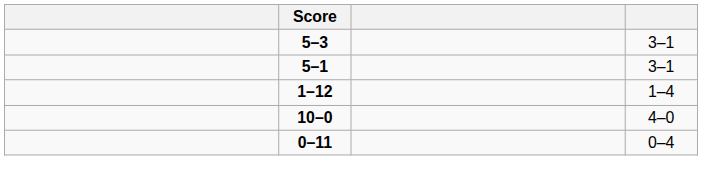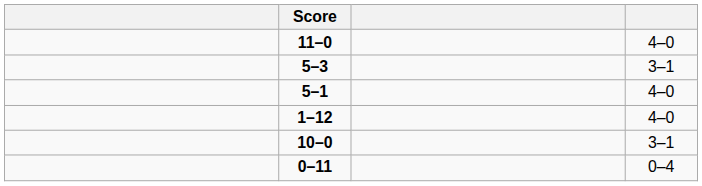+ row: (315, 42)
(661, 67) 3–1 -> (661, 92) 4–0
(661, 92) 1–4 -> (661, 117) 4–0
(661, 117) 4–0 -> (661, 142) 3–1
